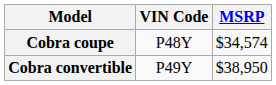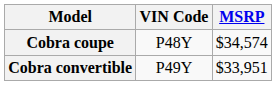(242, 67) $38,950 -> (242, 67) $33,951
